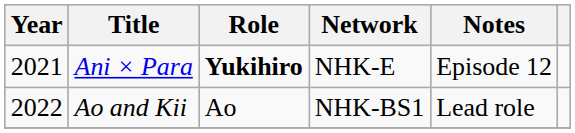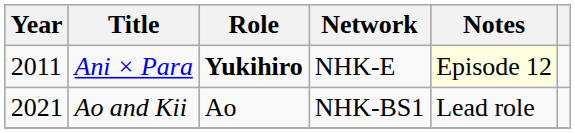(37, 66) 2021 -> (36, 66) 2011
(494, 66) no background -> (494, 66) lightyellow background
(37, 107) 2022 -> (37, 107) 2021
